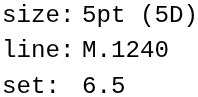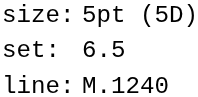rows swapped: (31, 86) <-> (38, 51)
